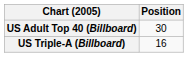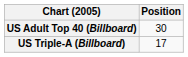(161, 44) 16 -> (161, 44) 17
